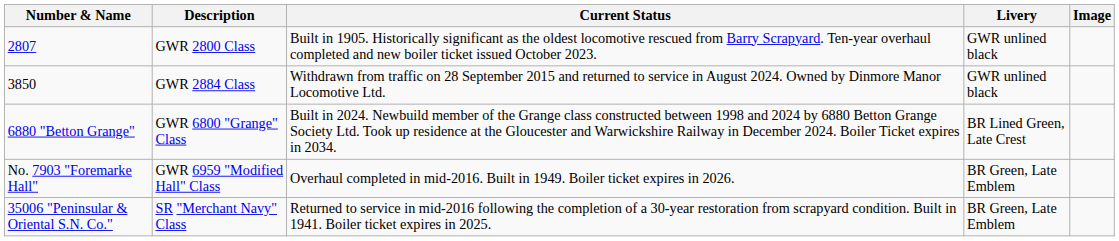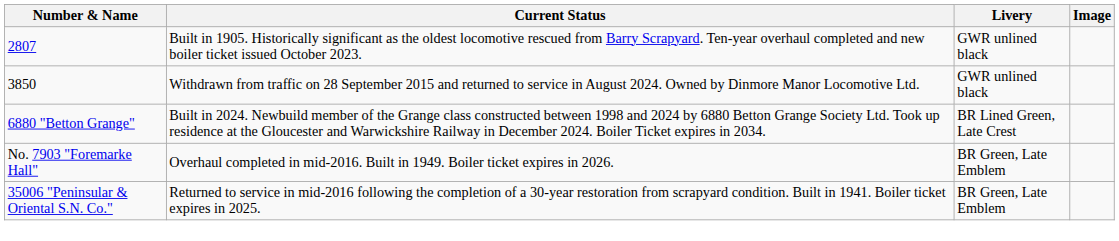- column: (219, 15)
